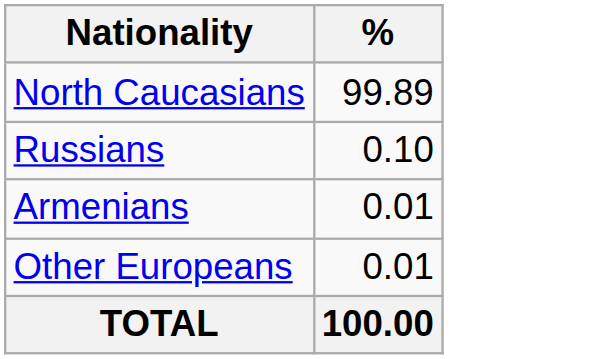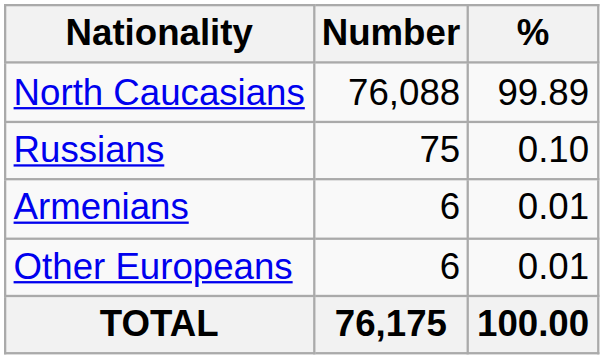+ column: (391, 33)
